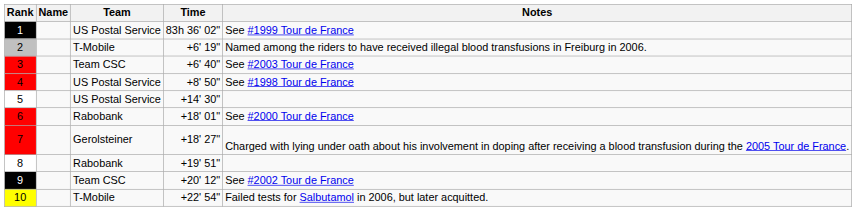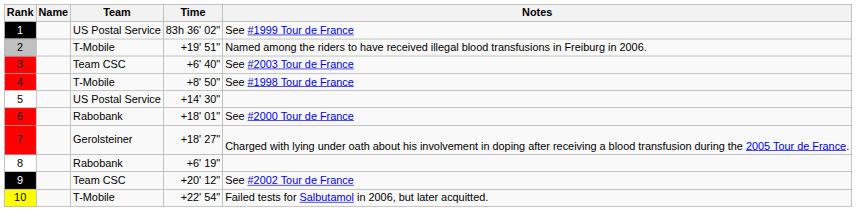(203, 47) +6' 19" -> (200, 47) +19' 51"
(117, 82) US Postal Service -> (94, 82) T-Mobile
(200, 163) +19' 51" -> (203, 163) +6' 19"
